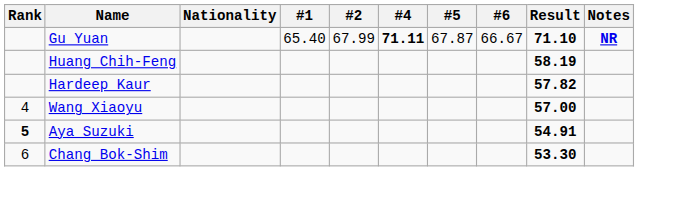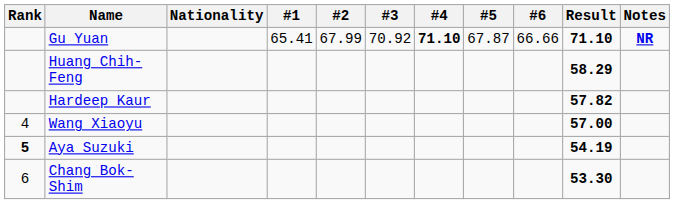+ column: (390, 16)
(305, 39) 65.40 -> (291, 39) 65.41
(403, 39) 71.11 -> (439, 39) 71.10
(502, 39) 66.67 -> (538, 39) 66.66
(555, 62) 58.19 -> (591, 70) 58.29
(555, 132) 54.91 -> (591, 148) 54.19
